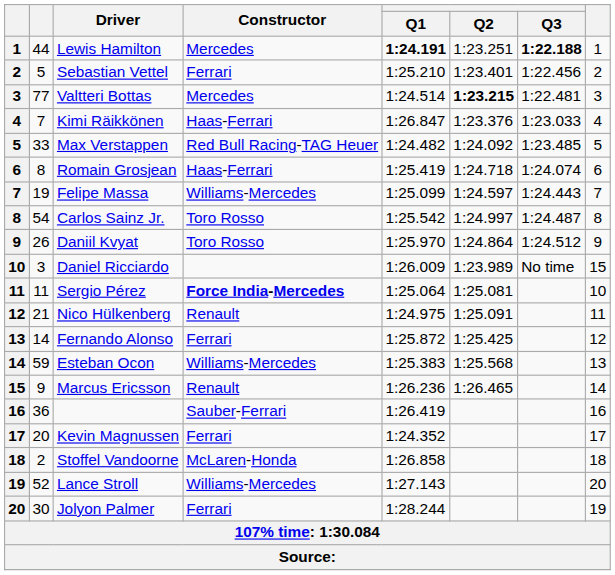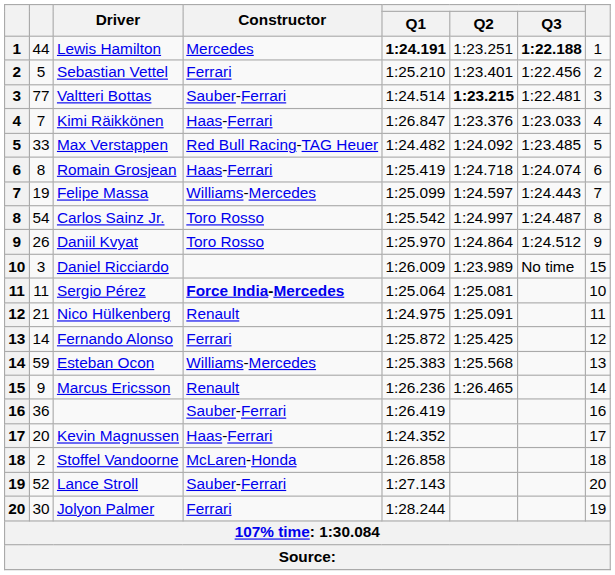(220, 96) Mercedes -> (236, 96) Sauber-Ferrari
(209, 435) Ferrari -> (229, 435) Haas-Ferrari
(251, 484) Williams-Mercedes -> (236, 484) Sauber-Ferrari
